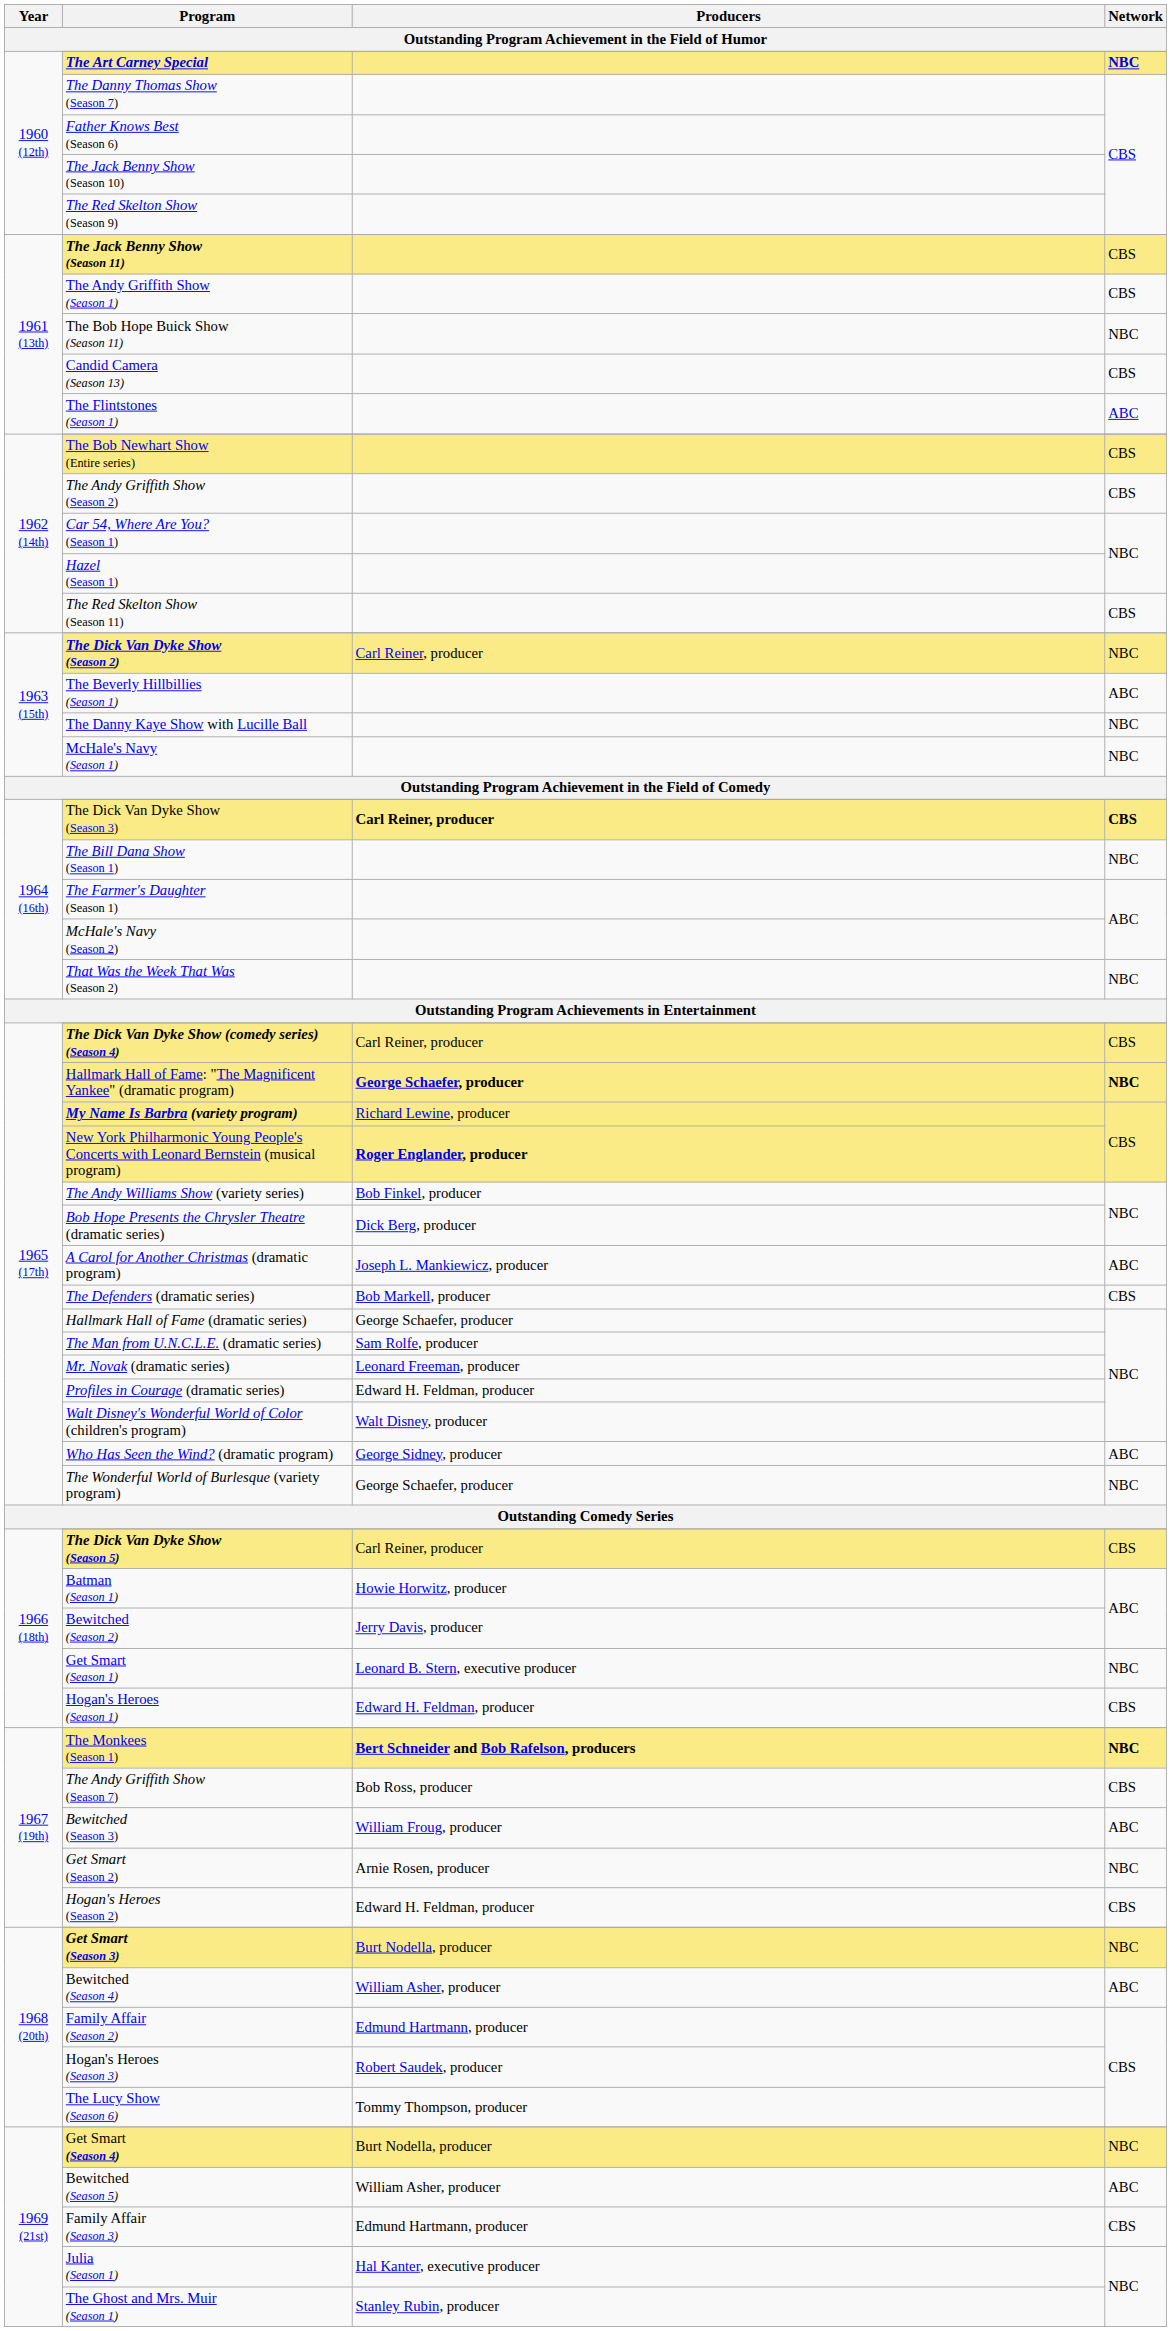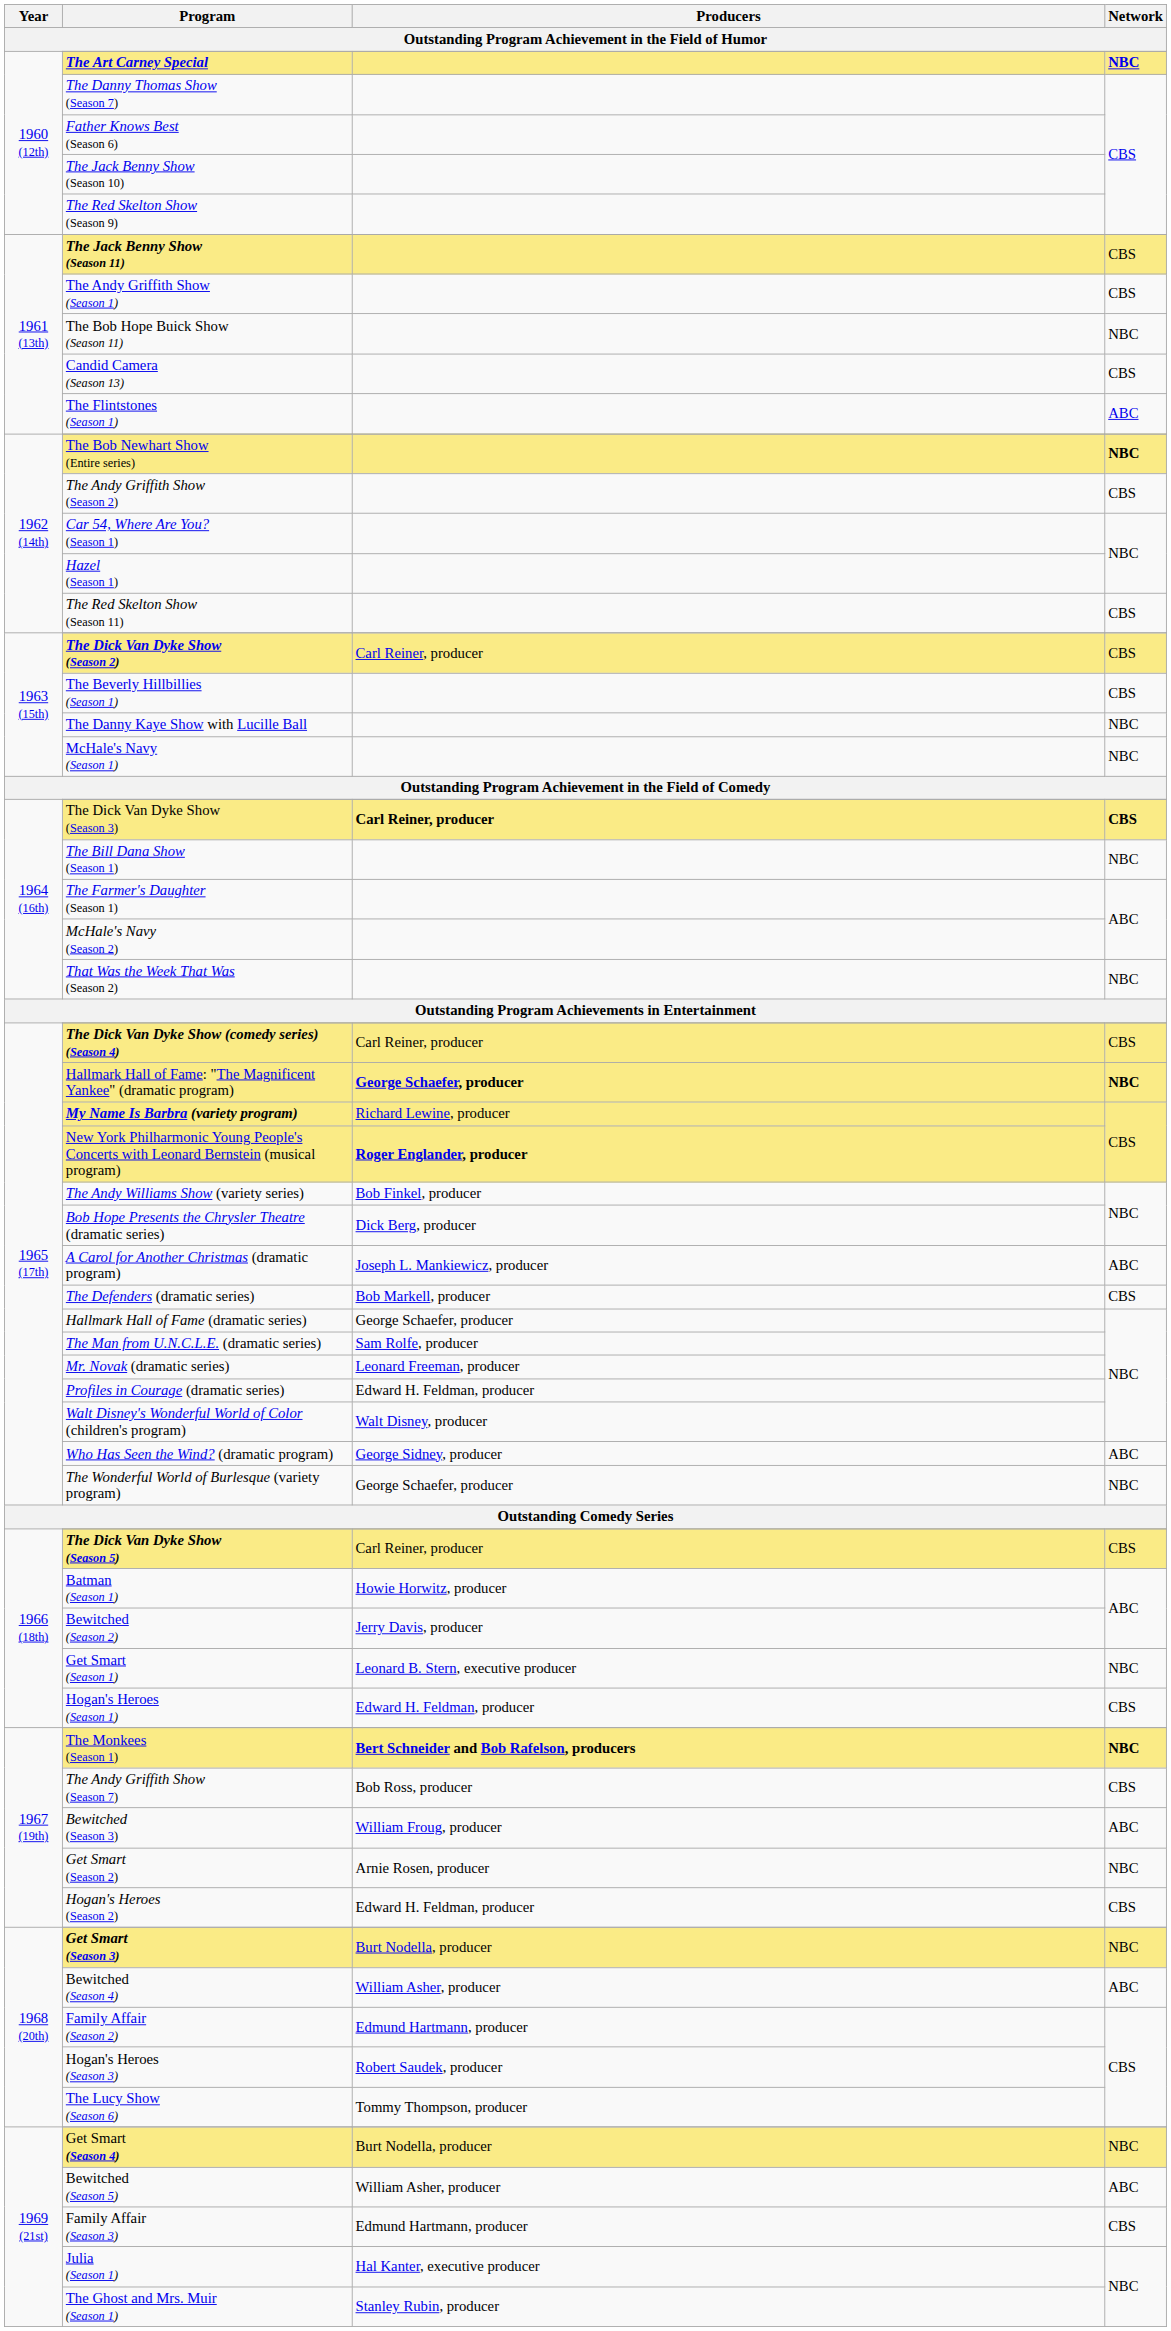(1122, 453) CBS -> (1124, 453) NBC
(1123, 653) NBC -> (1122, 653) CBS
(1123, 693) ABC -> (1122, 693) CBS
